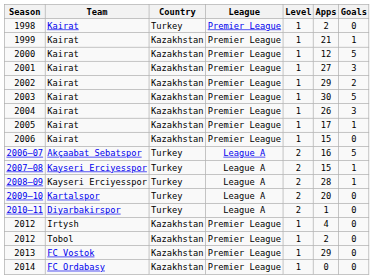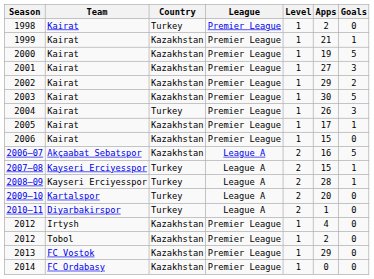(326, 54) 12 -> (326, 54) 19
(177, 111) Kazakhstan -> (167, 111) Turkey
(167, 153) Turkey -> (177, 153) Kazakhstan
